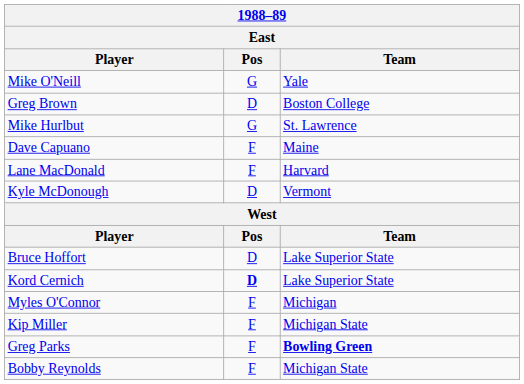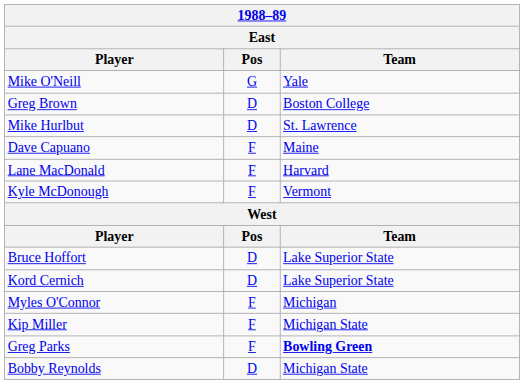(252, 125) G -> (252, 125) D
(252, 192) D -> (252, 192) F
(252, 280) bold -> (252, 280) normal
(252, 368) F -> (252, 368) D
